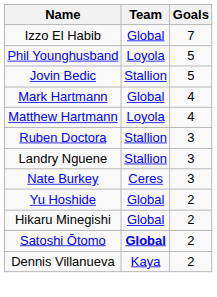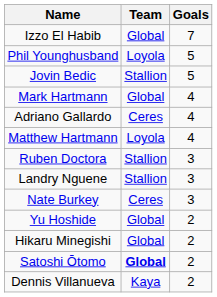+ row: (63, 117)
